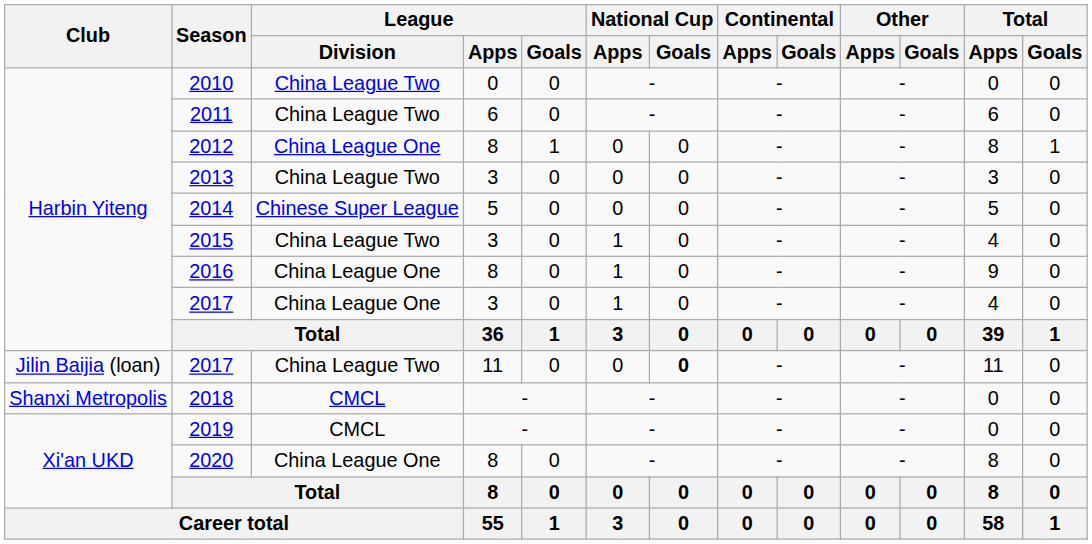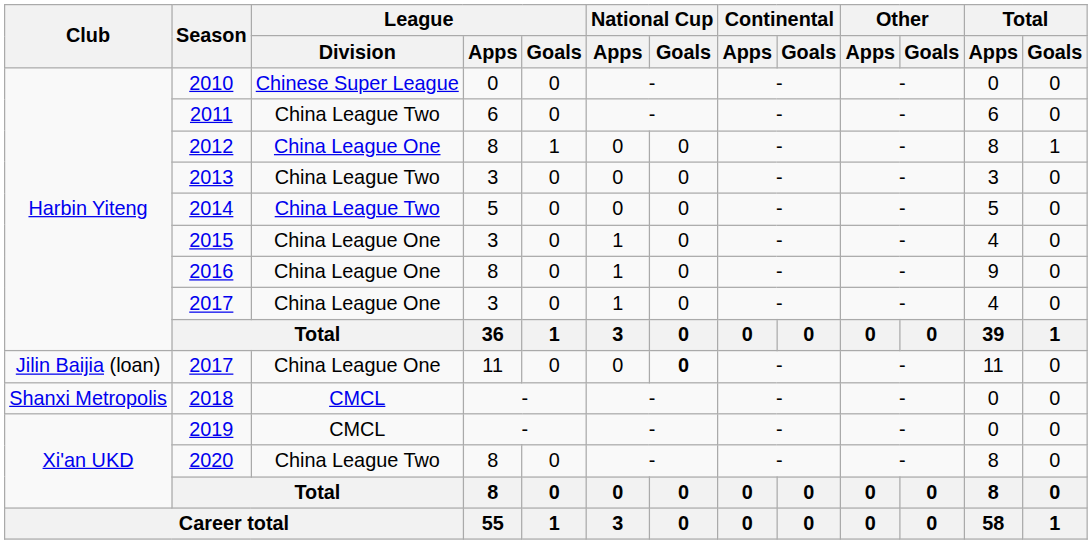(357, 83) China League Two -> (357, 83) Chinese Super League
(357, 209) Chinese Super League -> (357, 209) China League Two
(357, 240) China League Two -> (357, 240) China League One
(357, 366) China League Two -> (357, 366) China League One
(357, 460) China League One -> (357, 460) China League Two
